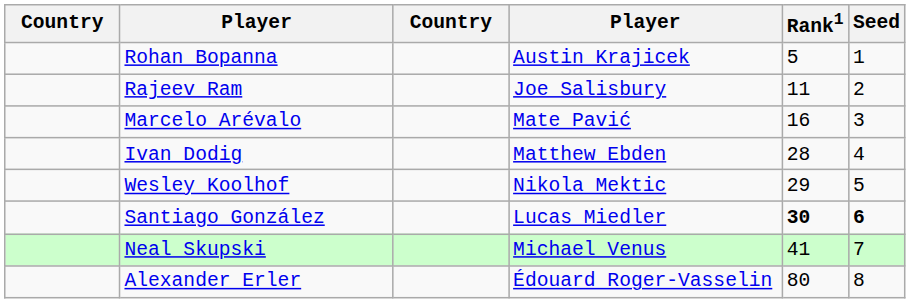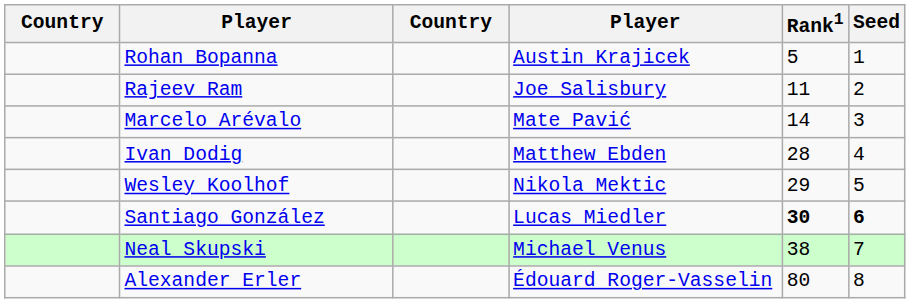(798, 122) 16 -> (798, 122) 14
(798, 250) 41 -> (798, 250) 38
